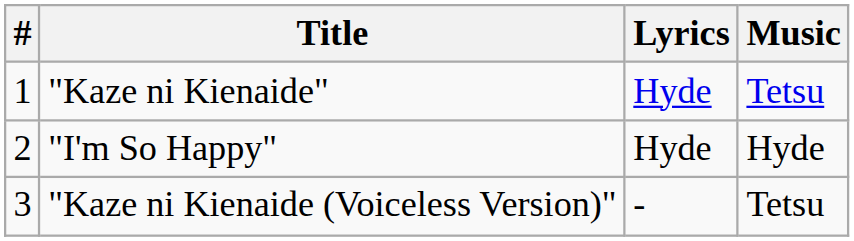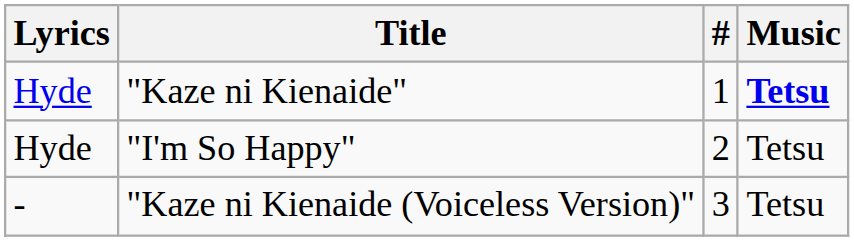columns swapped: (23, 33) <-> (682, 33)
(785, 90) normal -> (788, 90) bold
(786, 147) Hyde -> (785, 147) Tetsu
